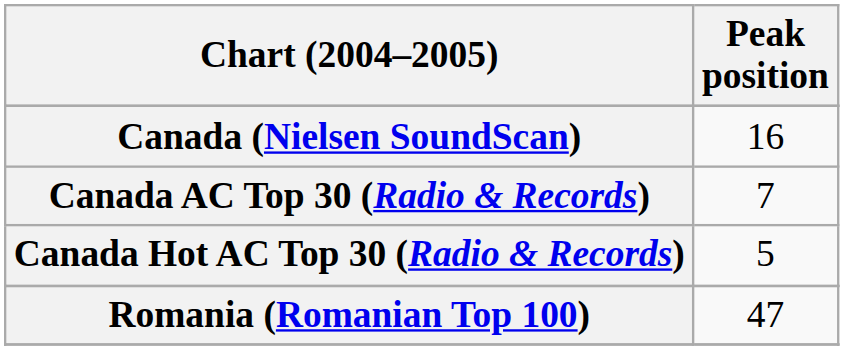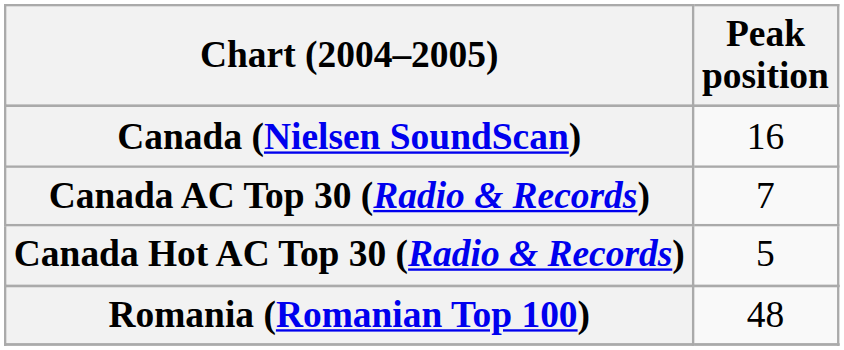(765, 313) 47 -> (765, 313) 48
